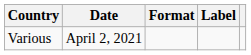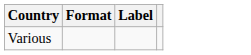- column: (104, 15)
